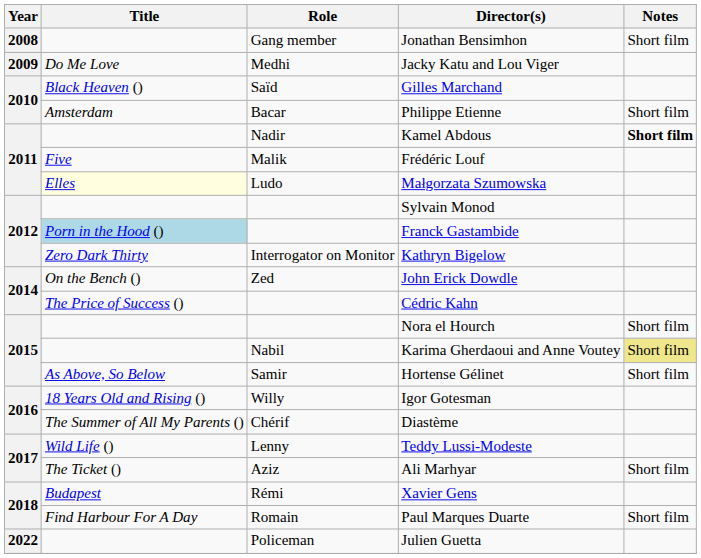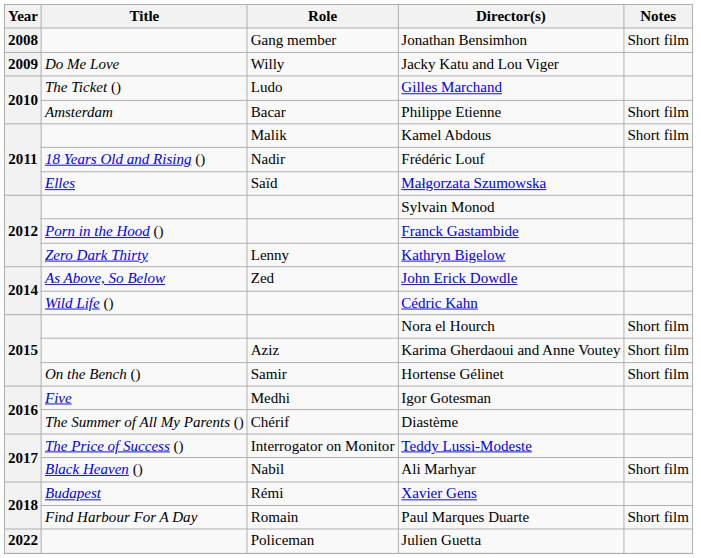(270, 64) Medhi -> (268, 64) Willy
(94, 87) Black Heaven () -> (83, 87) The Ticket ()
(264, 87) Saïd -> (267, 87) Ludo
(268, 135) Nadir -> (269, 135) Malik
(660, 135) bold -> (658, 135) normal
(58, 159) Five -> (125, 159) 18 Years Old and Rising ()
(269, 159) Malik -> (268, 159) Nadir
(60, 183) lightyellow background -> (60, 183) no background
(267, 183) Ludo -> (264, 183) Saïd
(104, 231) lightblue background -> (104, 231) no background
(323, 254) Interrogator on Monitor -> (270, 254) Lenny
(93, 278) On the Bench () -> (105, 278) As Above, So Below
(114, 302) The Price of Success () -> (79, 302) Wild Life ()
(267, 350) Nabil -> (265, 350) Aziz
(658, 350) khaki background -> (658, 350) no background
(105, 374) As Above, So Below -> (93, 374) On the Bench ()
(125, 398) 18 Years Old and Rising () -> (58, 398) Five
(268, 398) Willy -> (270, 398) Medhi
(79, 445) Wild Life () -> (114, 445) The Price of Success ()
(270, 445) Lenny -> (323, 445) Interrogator on Monitor
(83, 469) The Ticket () -> (94, 469) Black Heaven ()
(265, 469) Aziz -> (267, 469) Nabil
